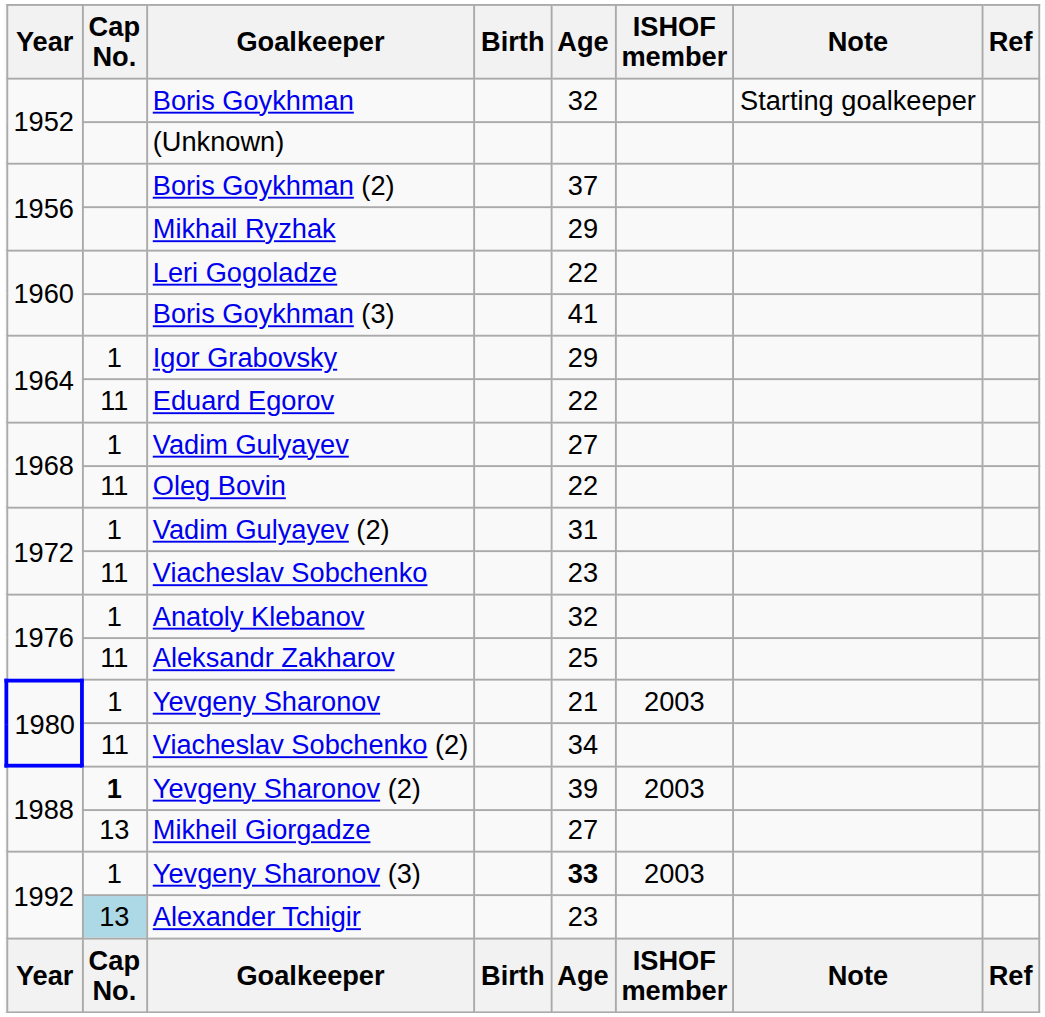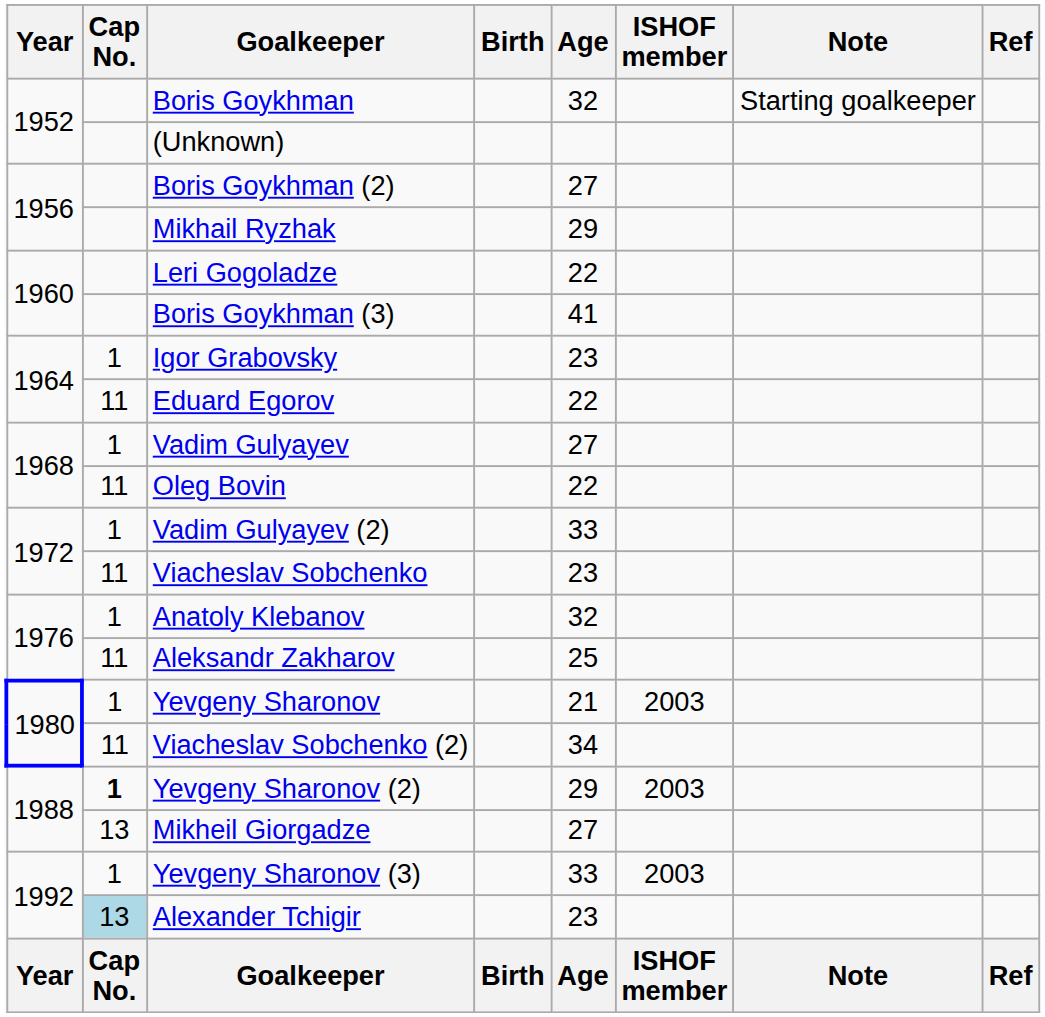(583, 186) 37 -> (583, 186) 27
(583, 358) 29 -> (583, 358) 23
(583, 530) 31 -> (583, 530) 33
(583, 788) 39 -> (583, 788) 29
(583, 874) bold -> (583, 874) normal
